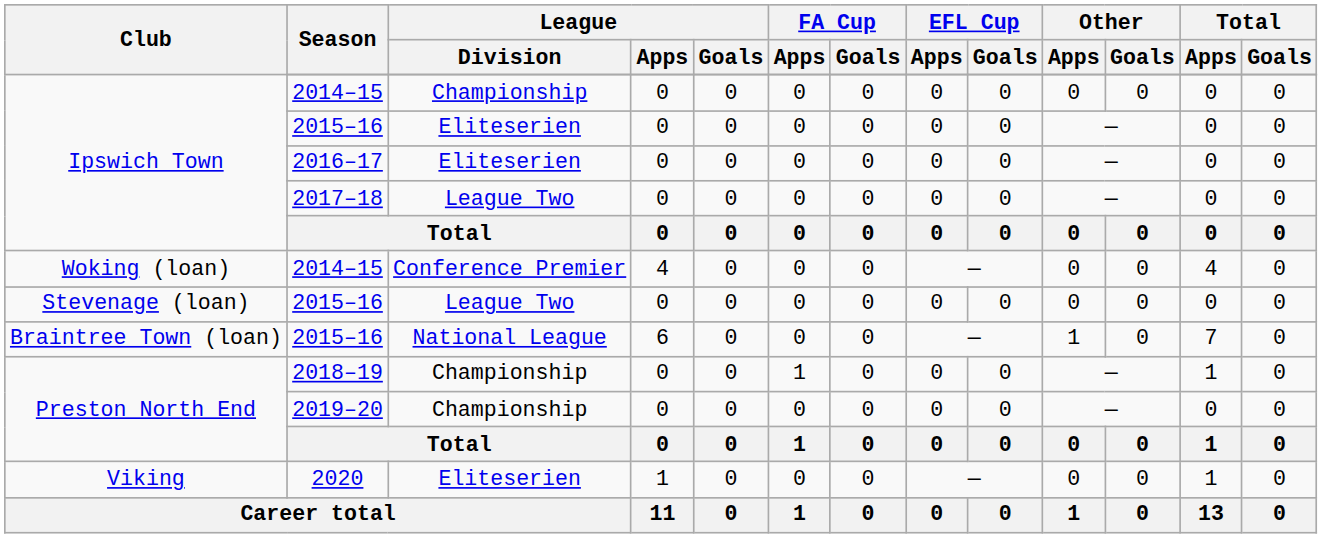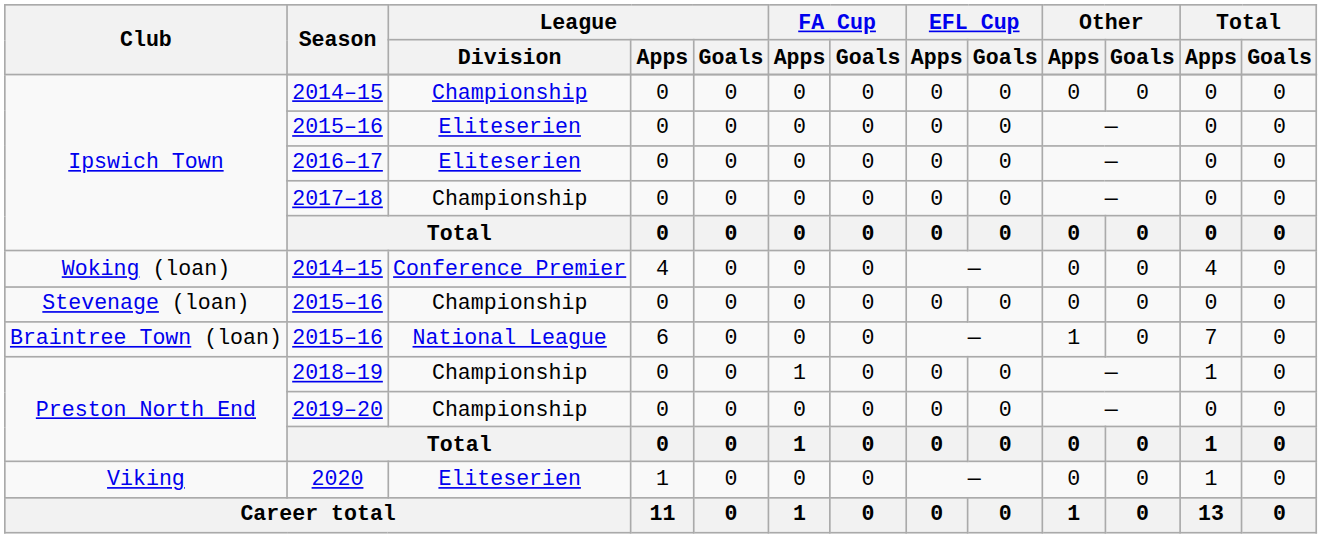(510, 198) League Two -> (510, 198) Championship
(510, 304) League Two -> (510, 304) Championship
